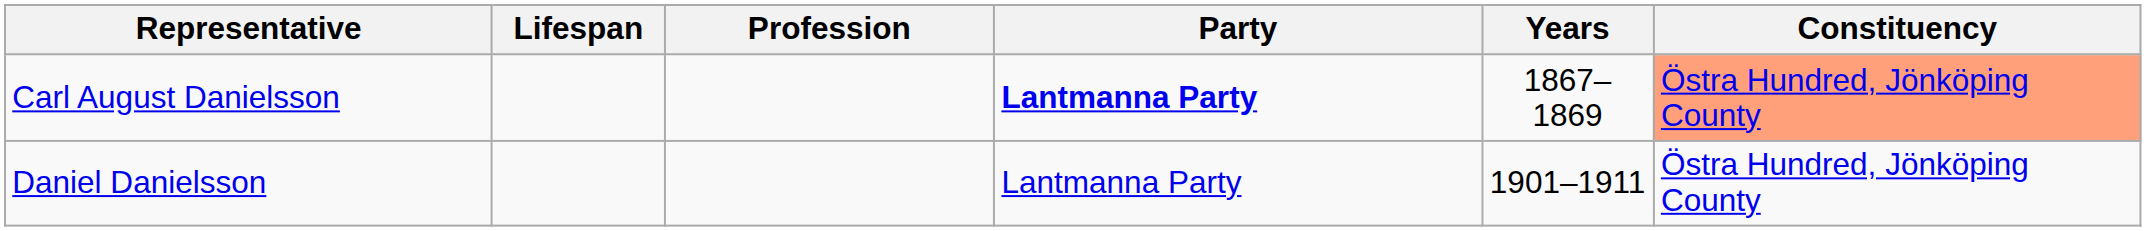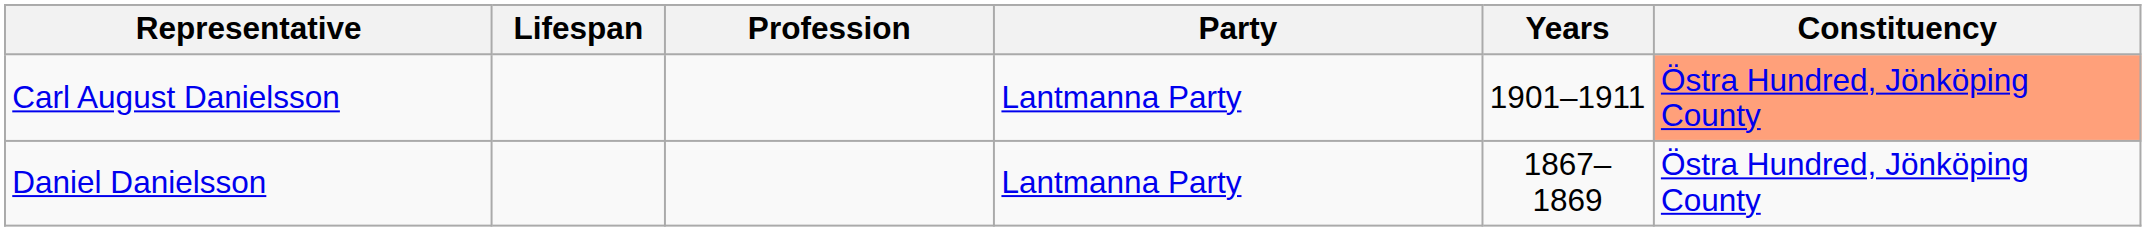(1129, 97) bold -> (1121, 97) normal
(1568, 97) 1867–1869 -> (1568, 97) 1901–1911
(1568, 182) 1901–1911 -> (1568, 182) 1867–1869
